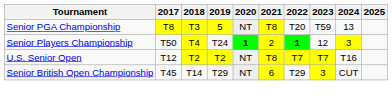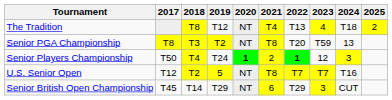+ row: (34, 27)
(220, 27) 5 -> (220, 42) T2
(220, 58) T2 -> (220, 73) 5
